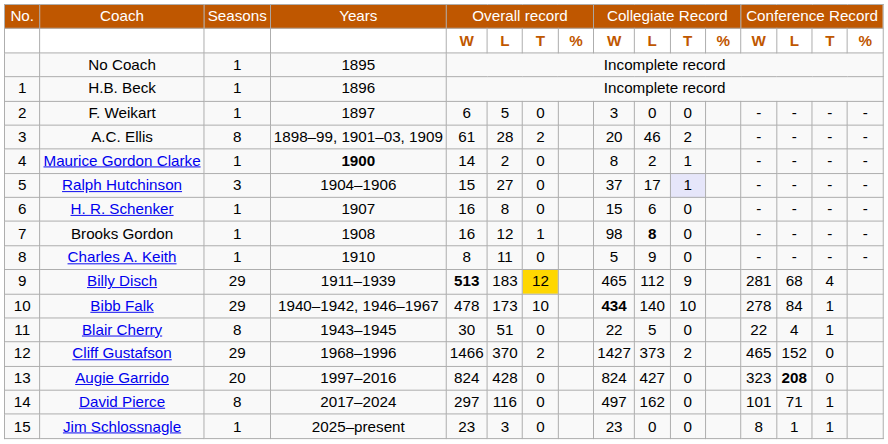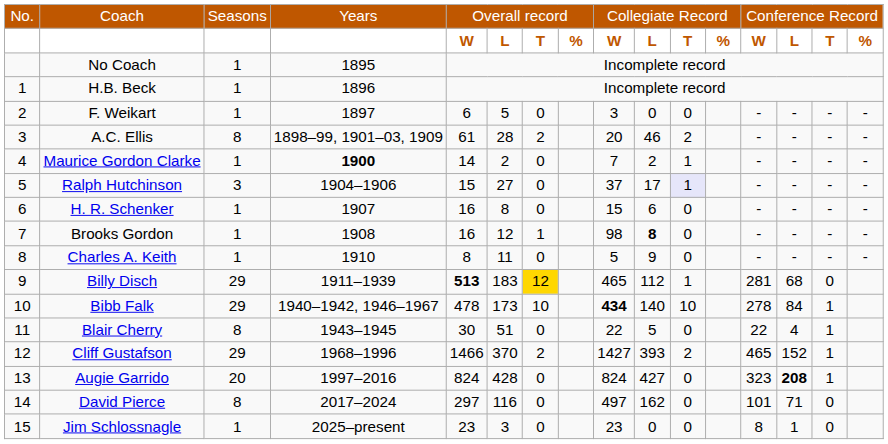(614, 161) 8 -> (614, 161) 7
(688, 281) 9 -> (688, 281) 1
(830, 281) 4 -> (830, 281) 0
(652, 354) 373 -> (652, 354) 393
(830, 354) 0 -> (830, 354) 1
(830, 378) 0 -> (830, 378) 1
(830, 402) 1 -> (830, 402) 0
(830, 426) 1 -> (830, 426) 0
